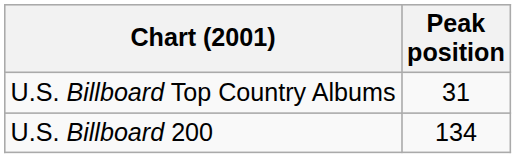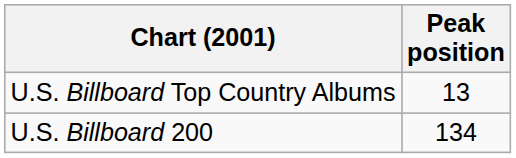(456, 92) 31 -> (456, 92) 13
